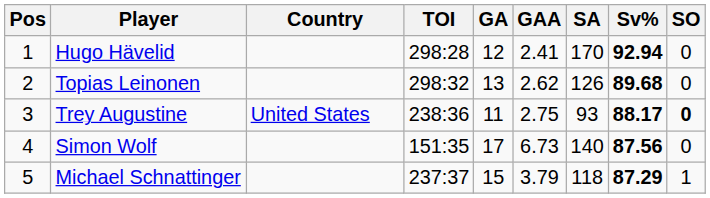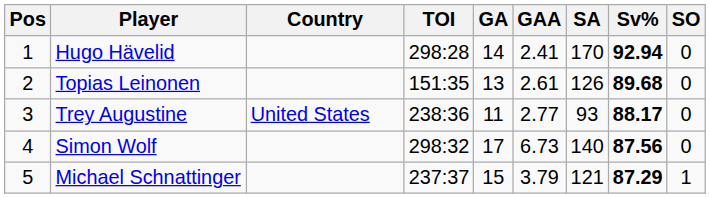(493, 51) 12 -> (493, 51) 14
(439, 83) 298:32 -> (439, 83) 151:35
(539, 83) 2.62 -> (539, 83) 2.61
(539, 114) 2.75 -> (539, 114) 2.77
(686, 114) bold -> (686, 114) normal
(439, 146) 151:35 -> (439, 146) 298:32
(587, 177) 118 -> (587, 177) 121
